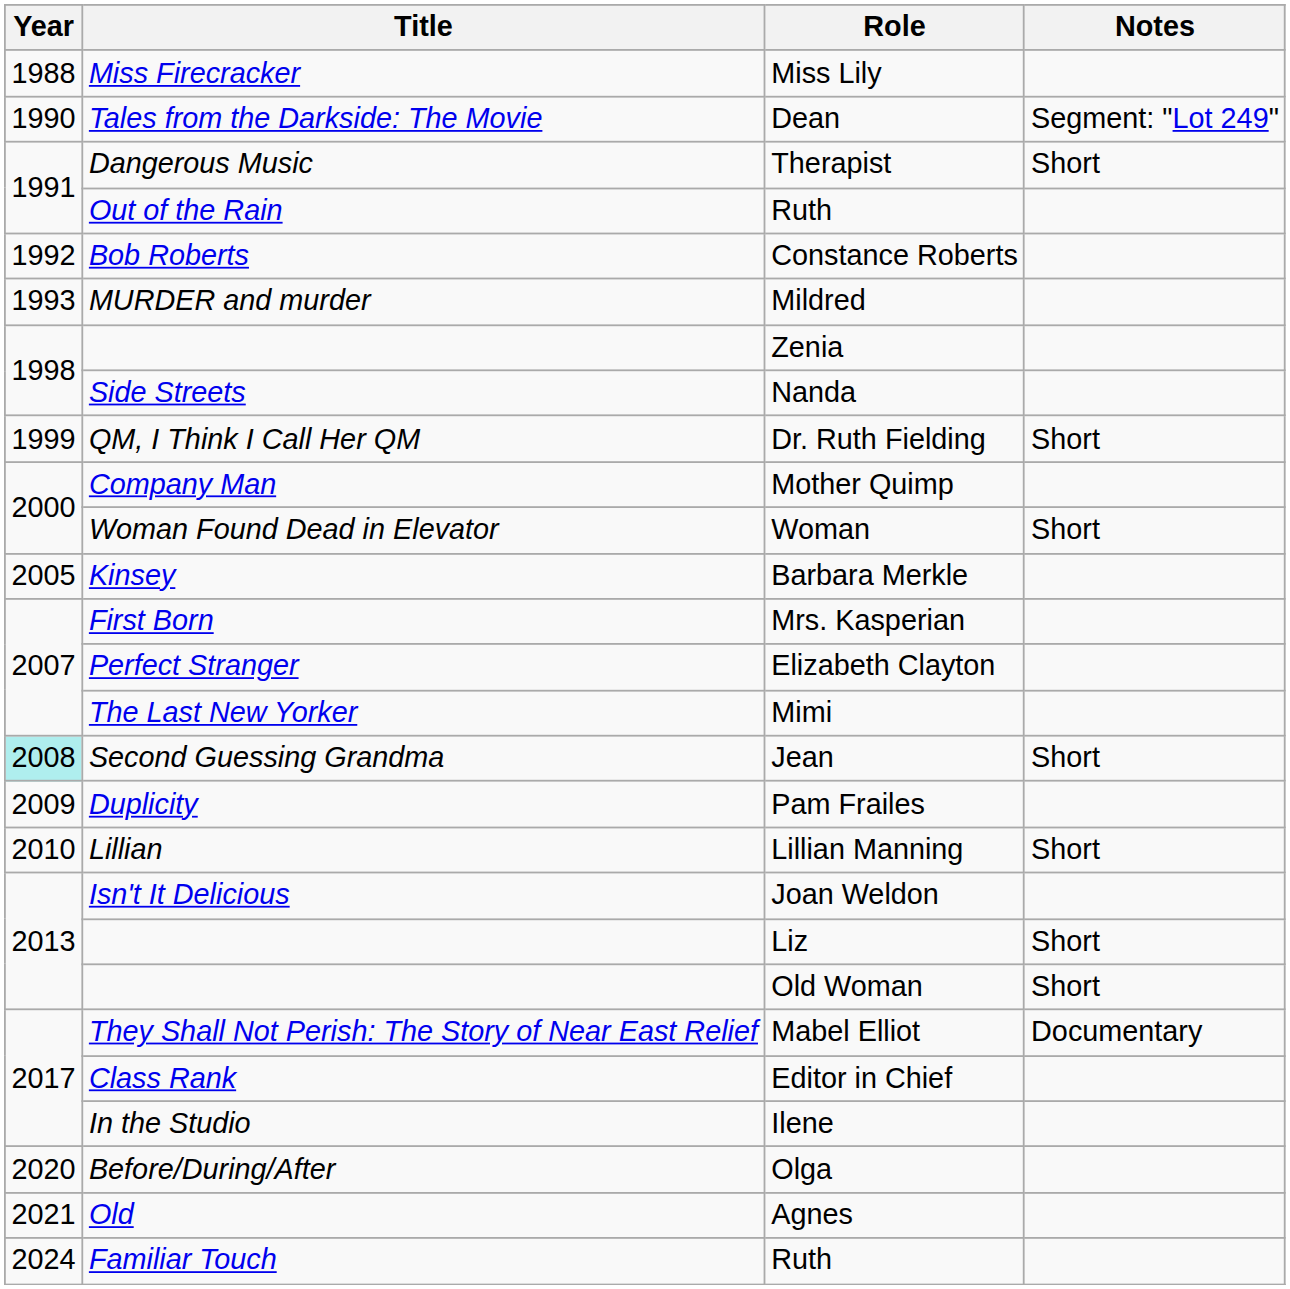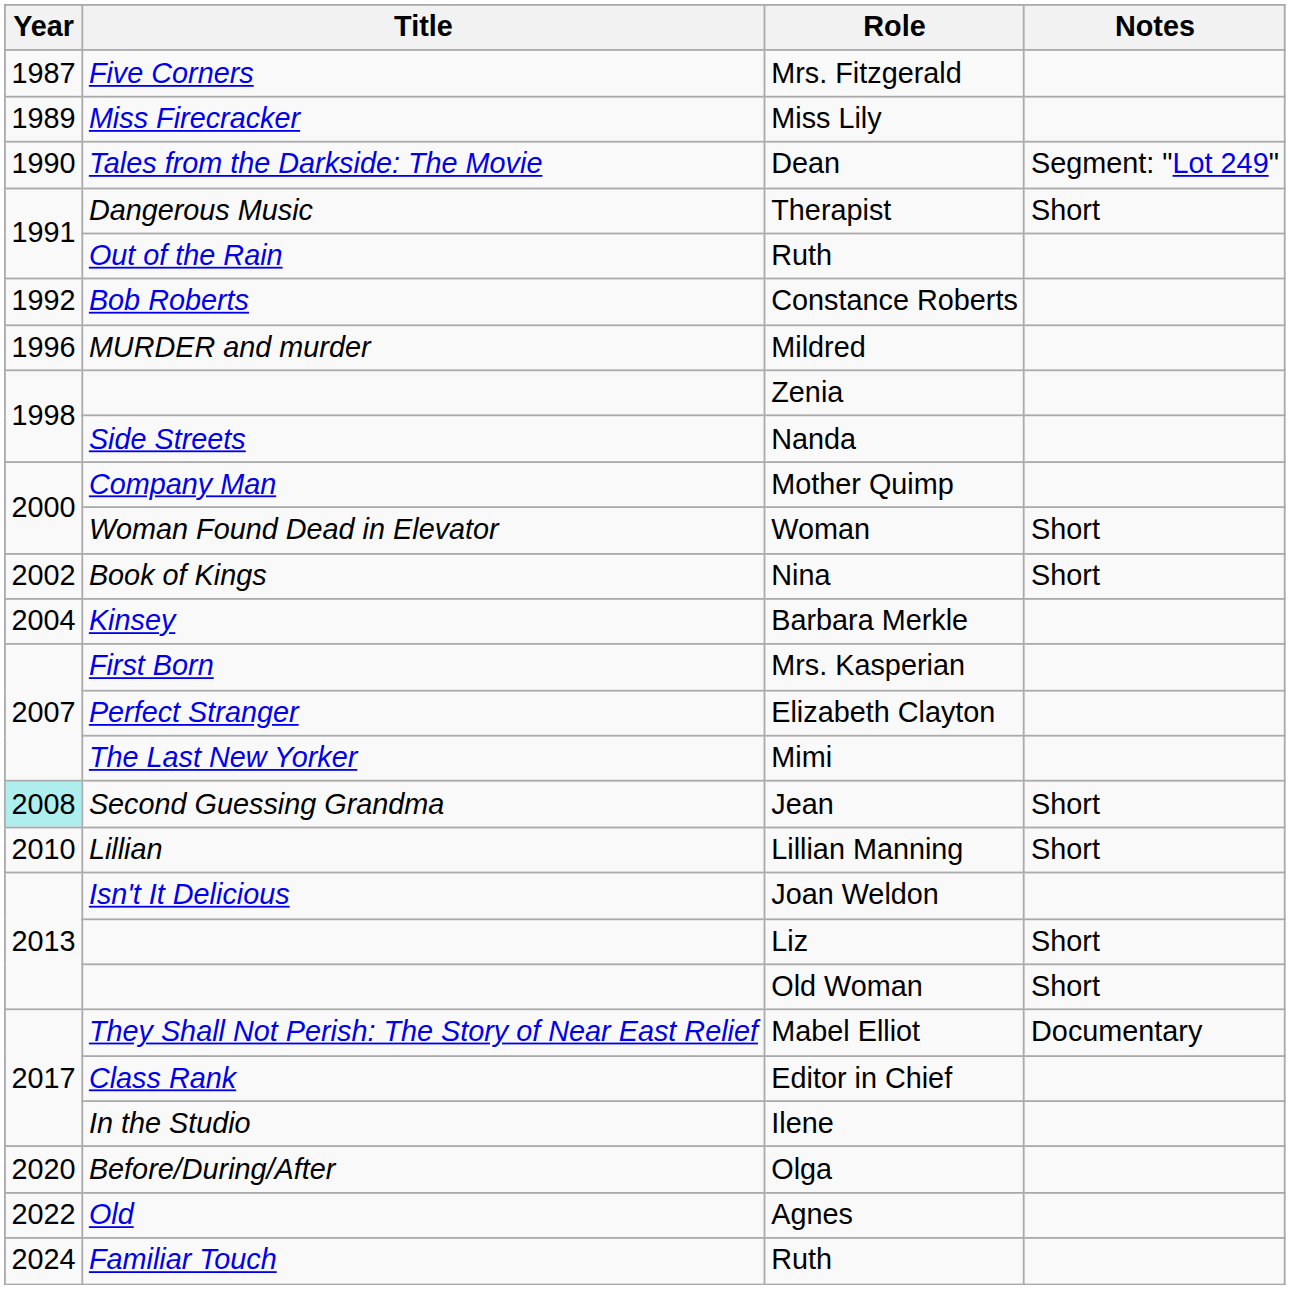+ row: (171, 73)
(44, 73) 1988 -> (44, 118) 1989
(44, 301) 1993 -> (44, 347) 1996
- row: (255, 438)
+ row: (178, 575)
(44, 575) 2005 -> (44, 621) 2004
- row: (143, 803)
(44, 1214) 2021 -> (44, 1214) 2022
